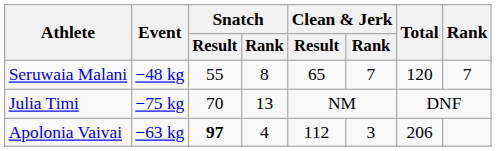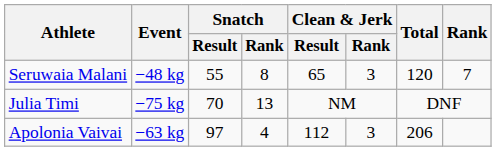(371, 75) 7 -> (371, 75) 3
(215, 132) bold -> (215, 132) normal
